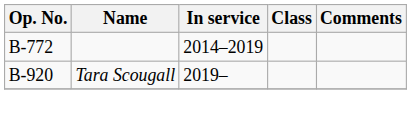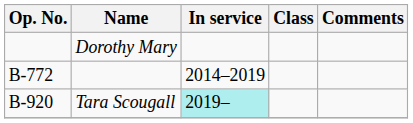+ row: (38, 47)
(205, 74) no background -> (207, 103) paleturquoise background
